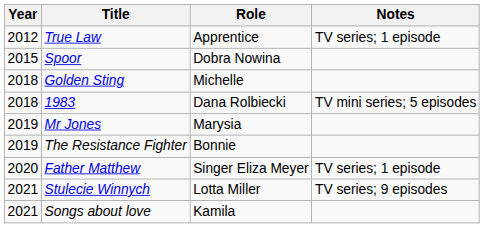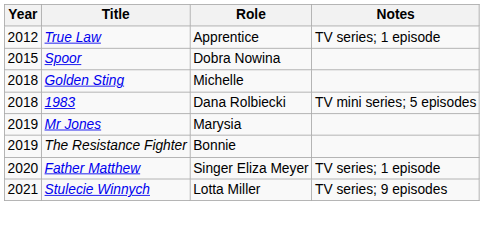- row: (98, 211)
